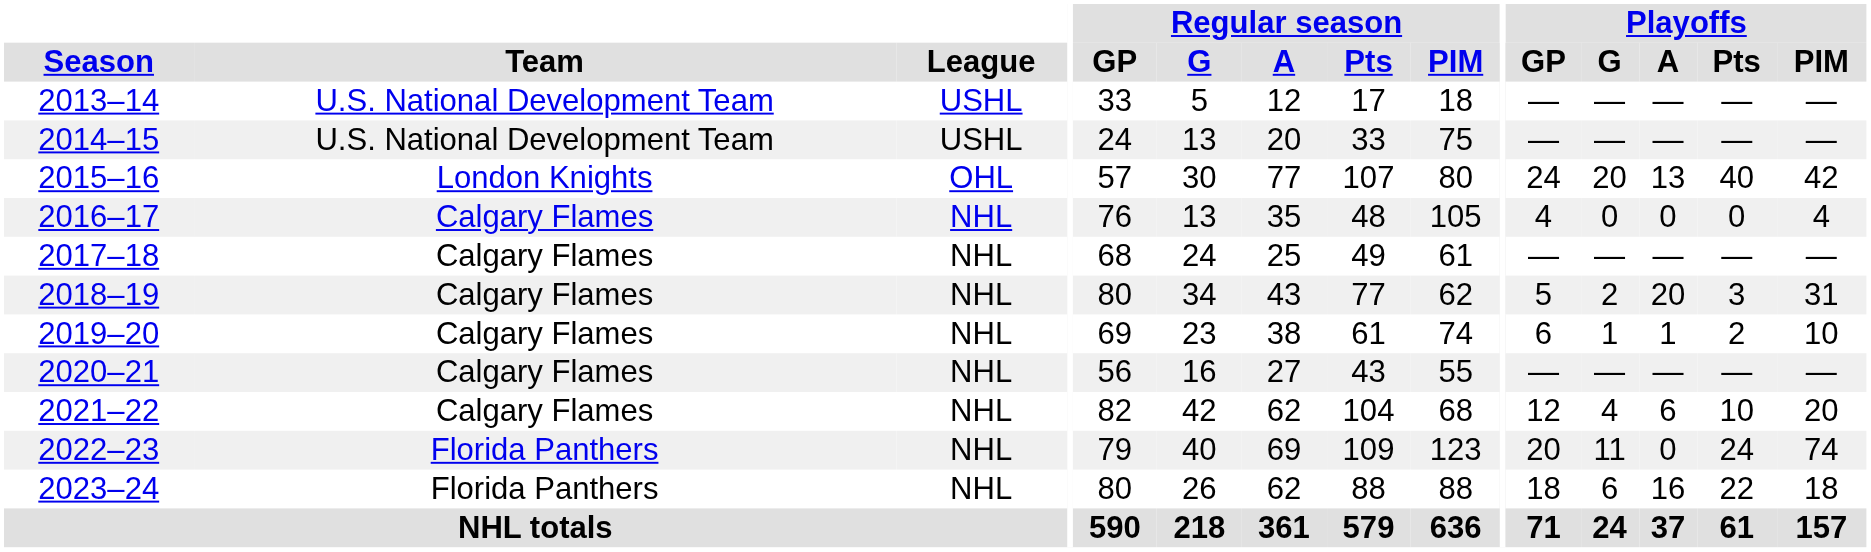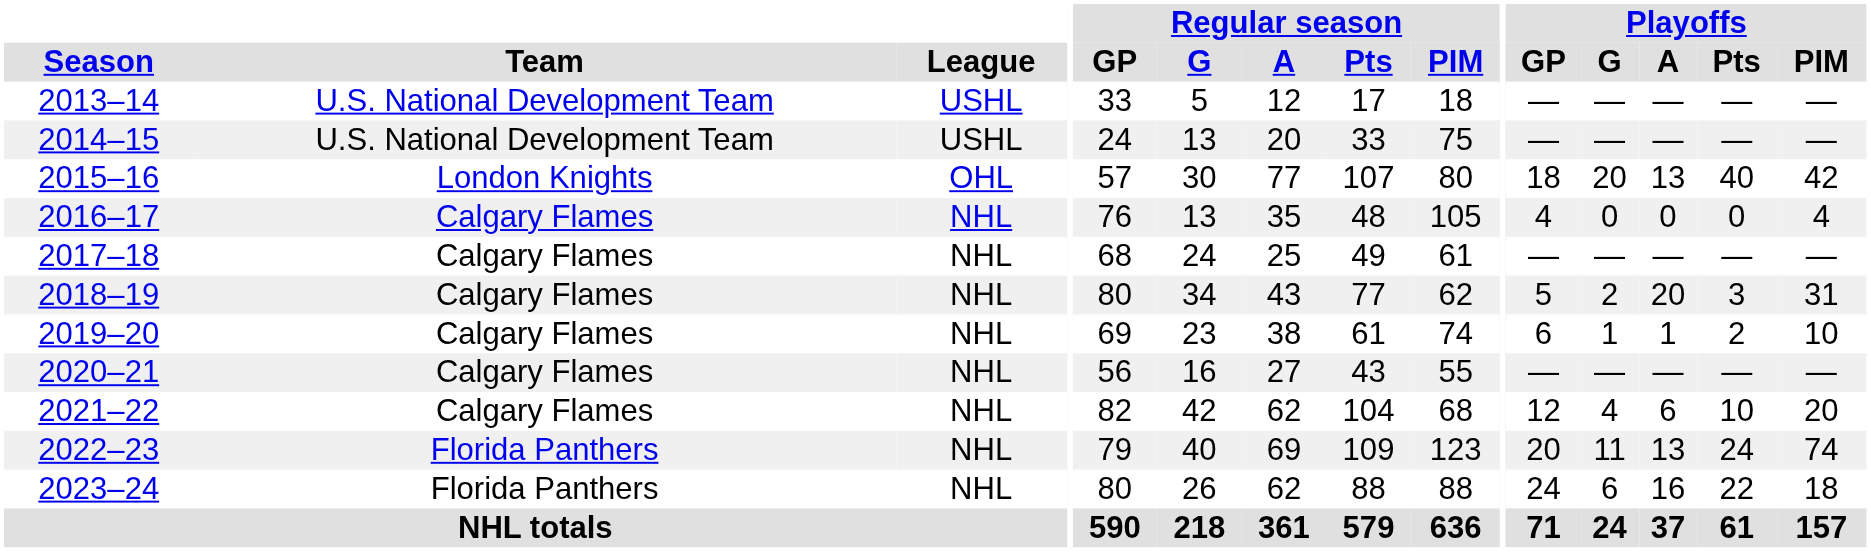(1543, 178) 24 -> (1543, 178) 18
(1668, 449) 0 -> (1668, 449) 13
(1543, 488) 18 -> (1543, 488) 24
